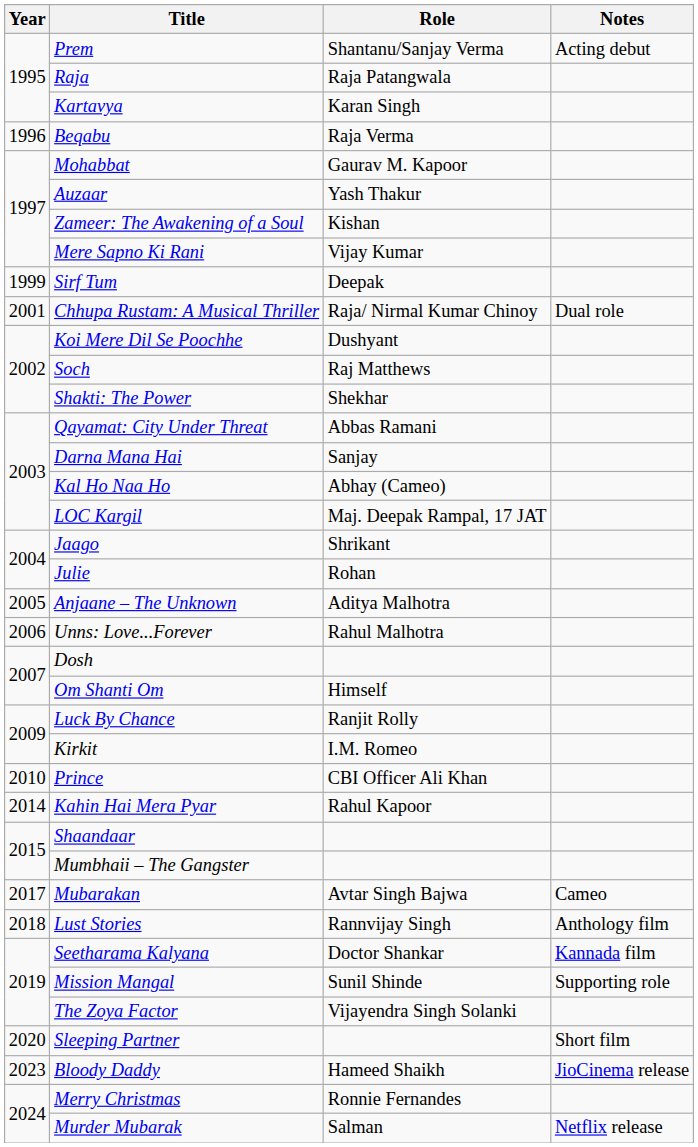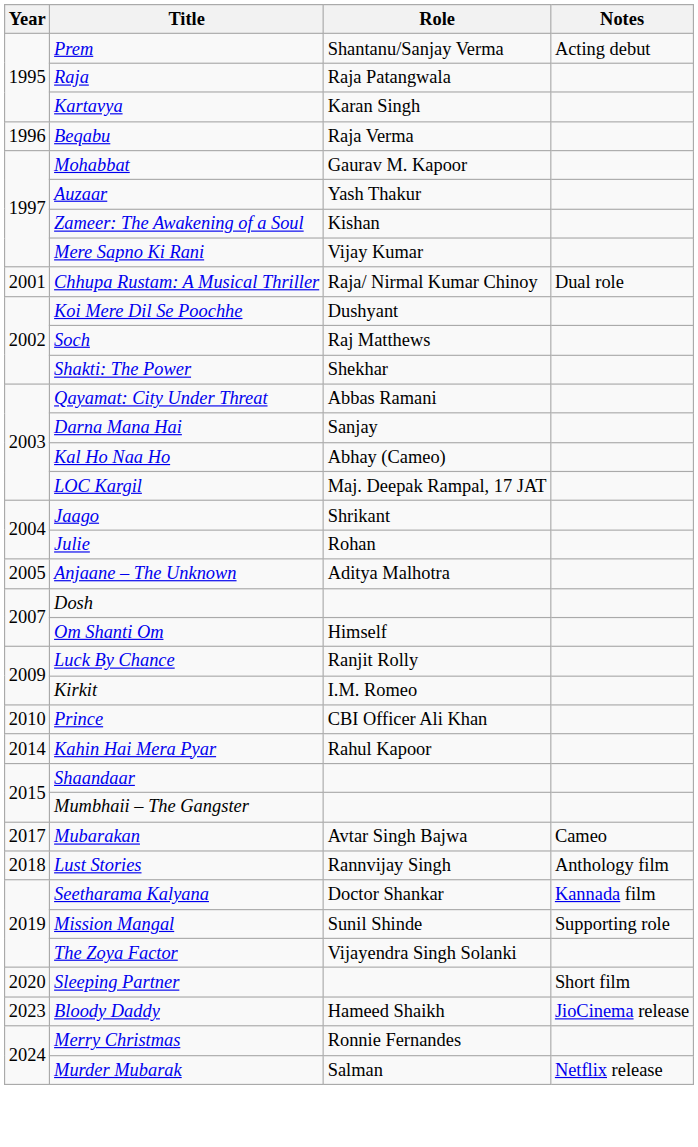- row: (86, 281)
- row: (133, 631)
